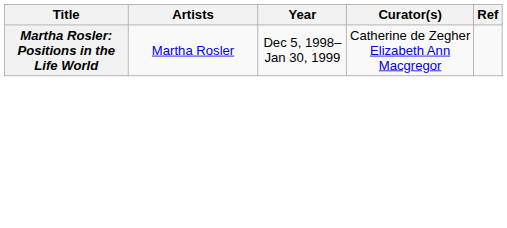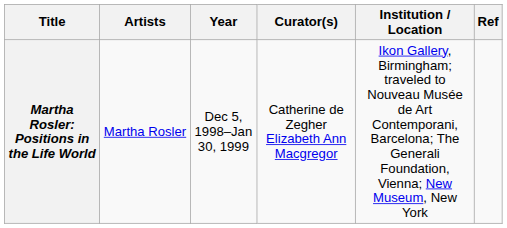+ column: (415, 22)
